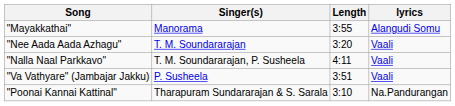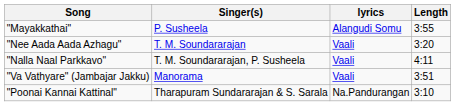columns swapped: (410, 13) <-> (349, 13)
(178, 29) Manorama -> (181, 29) P. Susheela
(181, 77) P. Susheela -> (178, 77) Manorama
